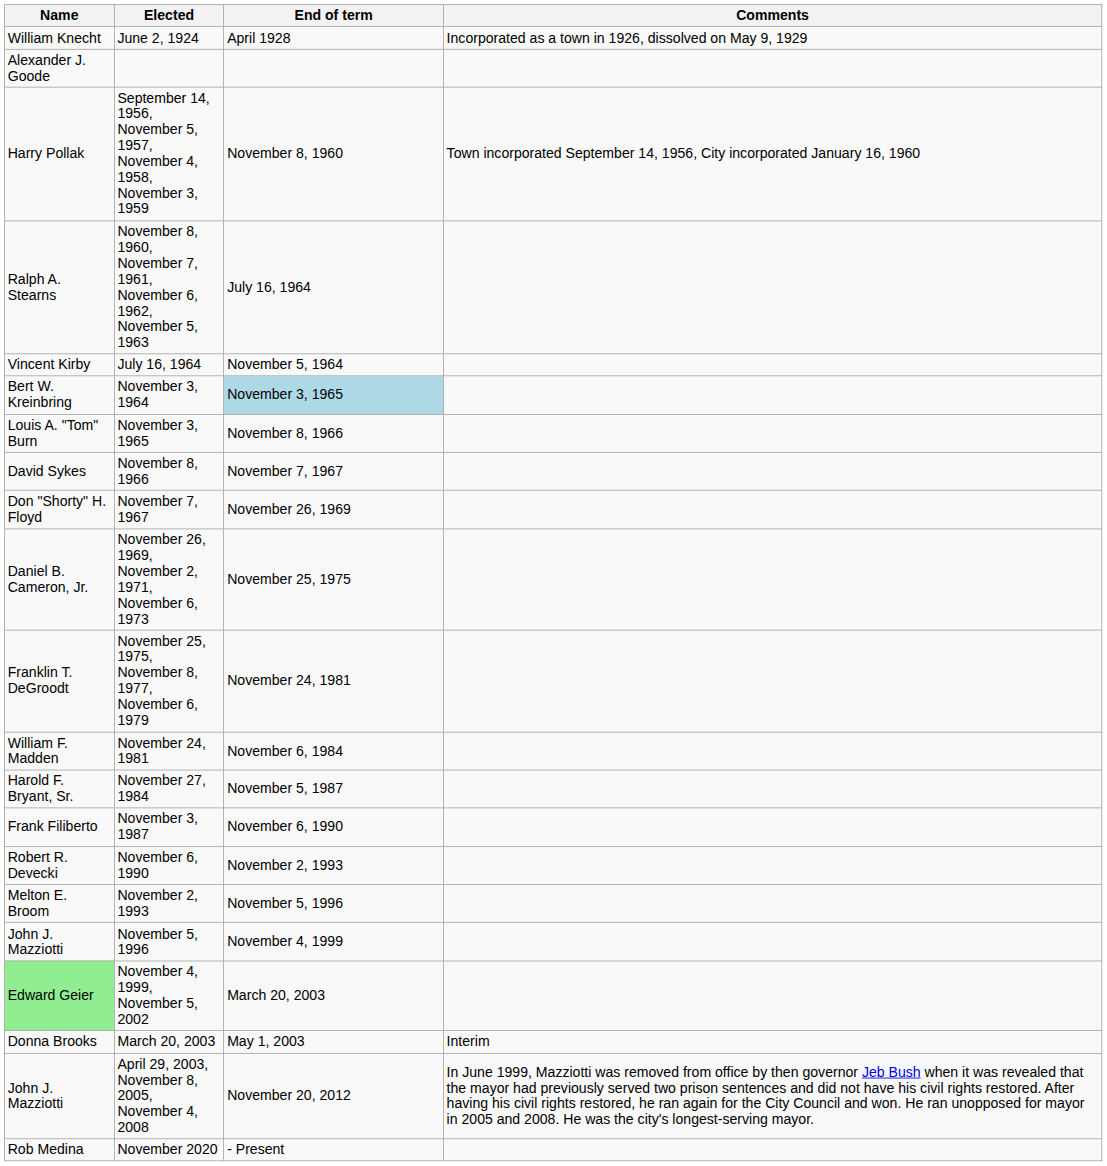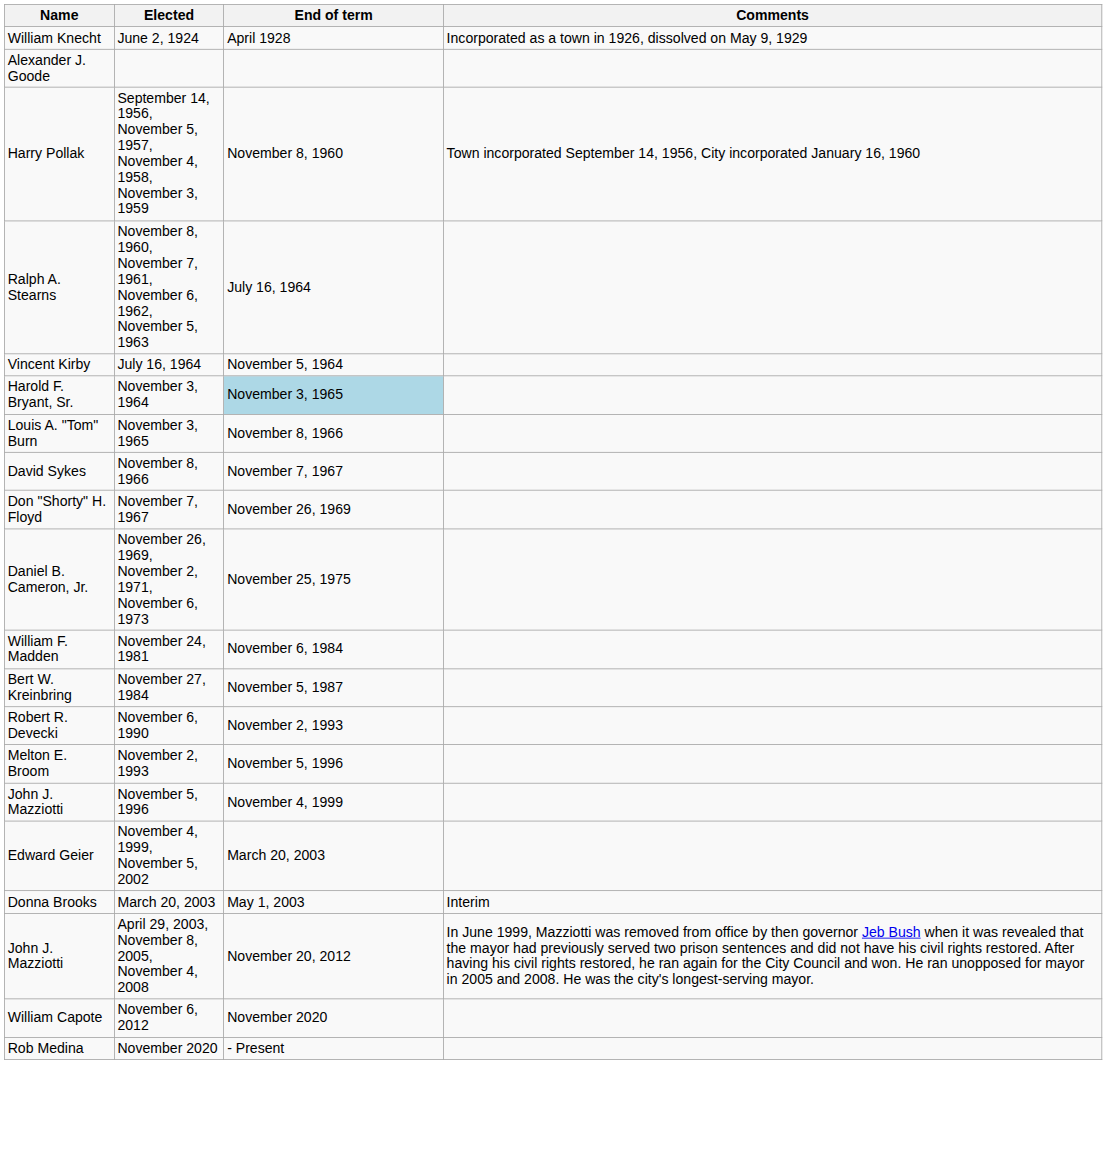(40, 395) Bert W. Kreinbring -> (41, 395) Harold F. Bryant, Sr.
- row: (162, 681)
(41, 789) Harold F. Bryant, Sr. -> (40, 687) Bert W. Kreinbring
- row: (158, 827)
(51, 995) lightgreen background -> (51, 856) no background
+ row: (158, 1018)
